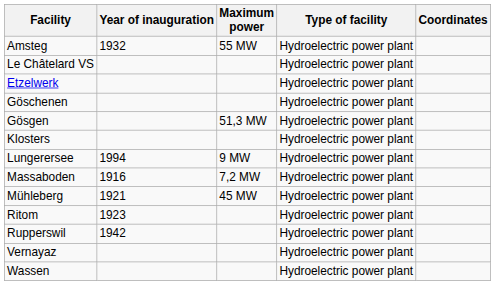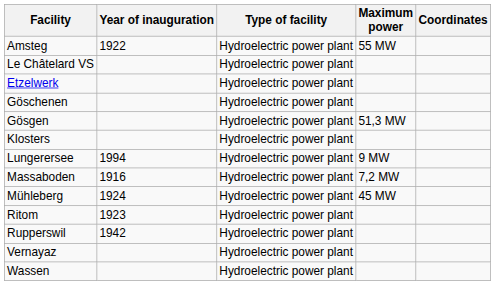columns swapped: (247, 20) <-> (346, 20)
(113, 45) 1932 -> (113, 45) 1922
(113, 196) 1921 -> (113, 196) 1924
